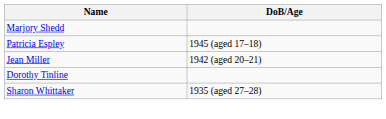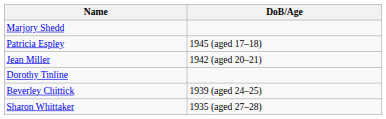+ row: (40, 91)
